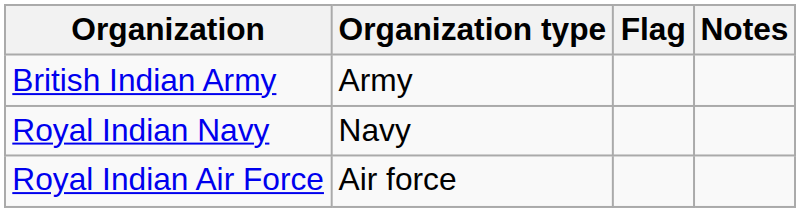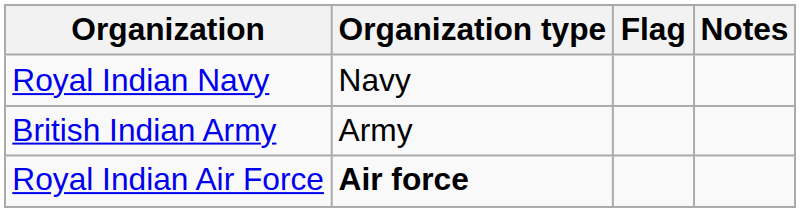rows swapped: (144, 79) <-> (141, 130)
(398, 180) normal -> (404, 180) bold
